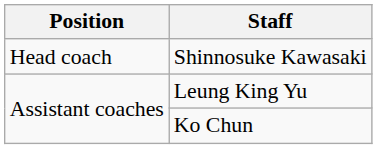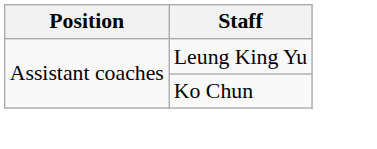- row: (270, 56)
